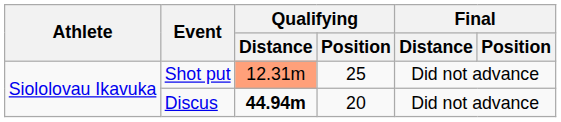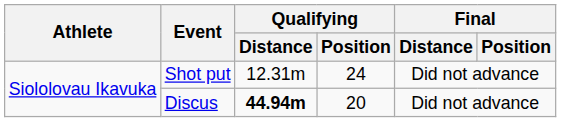(276, 75) lightsalmon background -> (276, 75) no background
(356, 75) 25 -> (356, 75) 24
